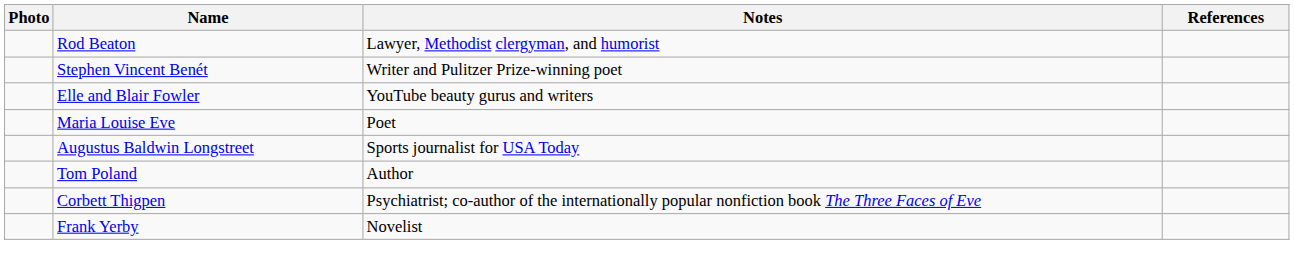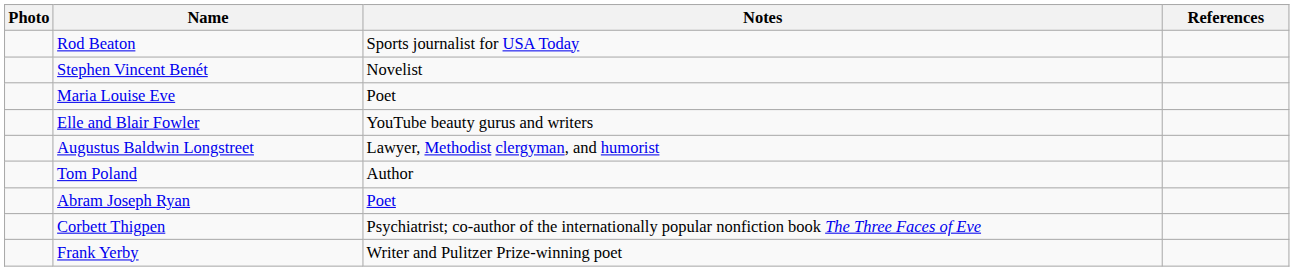(513, 43) Lawyer, Methodist clergyman, and humorist -> (473, 43) Sports journalist for USA Today
(494, 69) Writer and Pulitzer Prize-winning poet -> (394, 69) Novelist
rows swapped: (116, 122) <-> (128, 95)
(473, 148) Sports journalist for USA Today -> (513, 148) Lawyer, Methodist clergyman, and humorist
+ row: (124, 200)
(394, 226) Novelist -> (494, 252) Writer and Pulitzer Prize-winning poet
